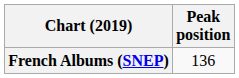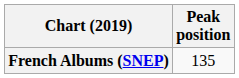(203, 60) 136 -> (203, 60) 135
